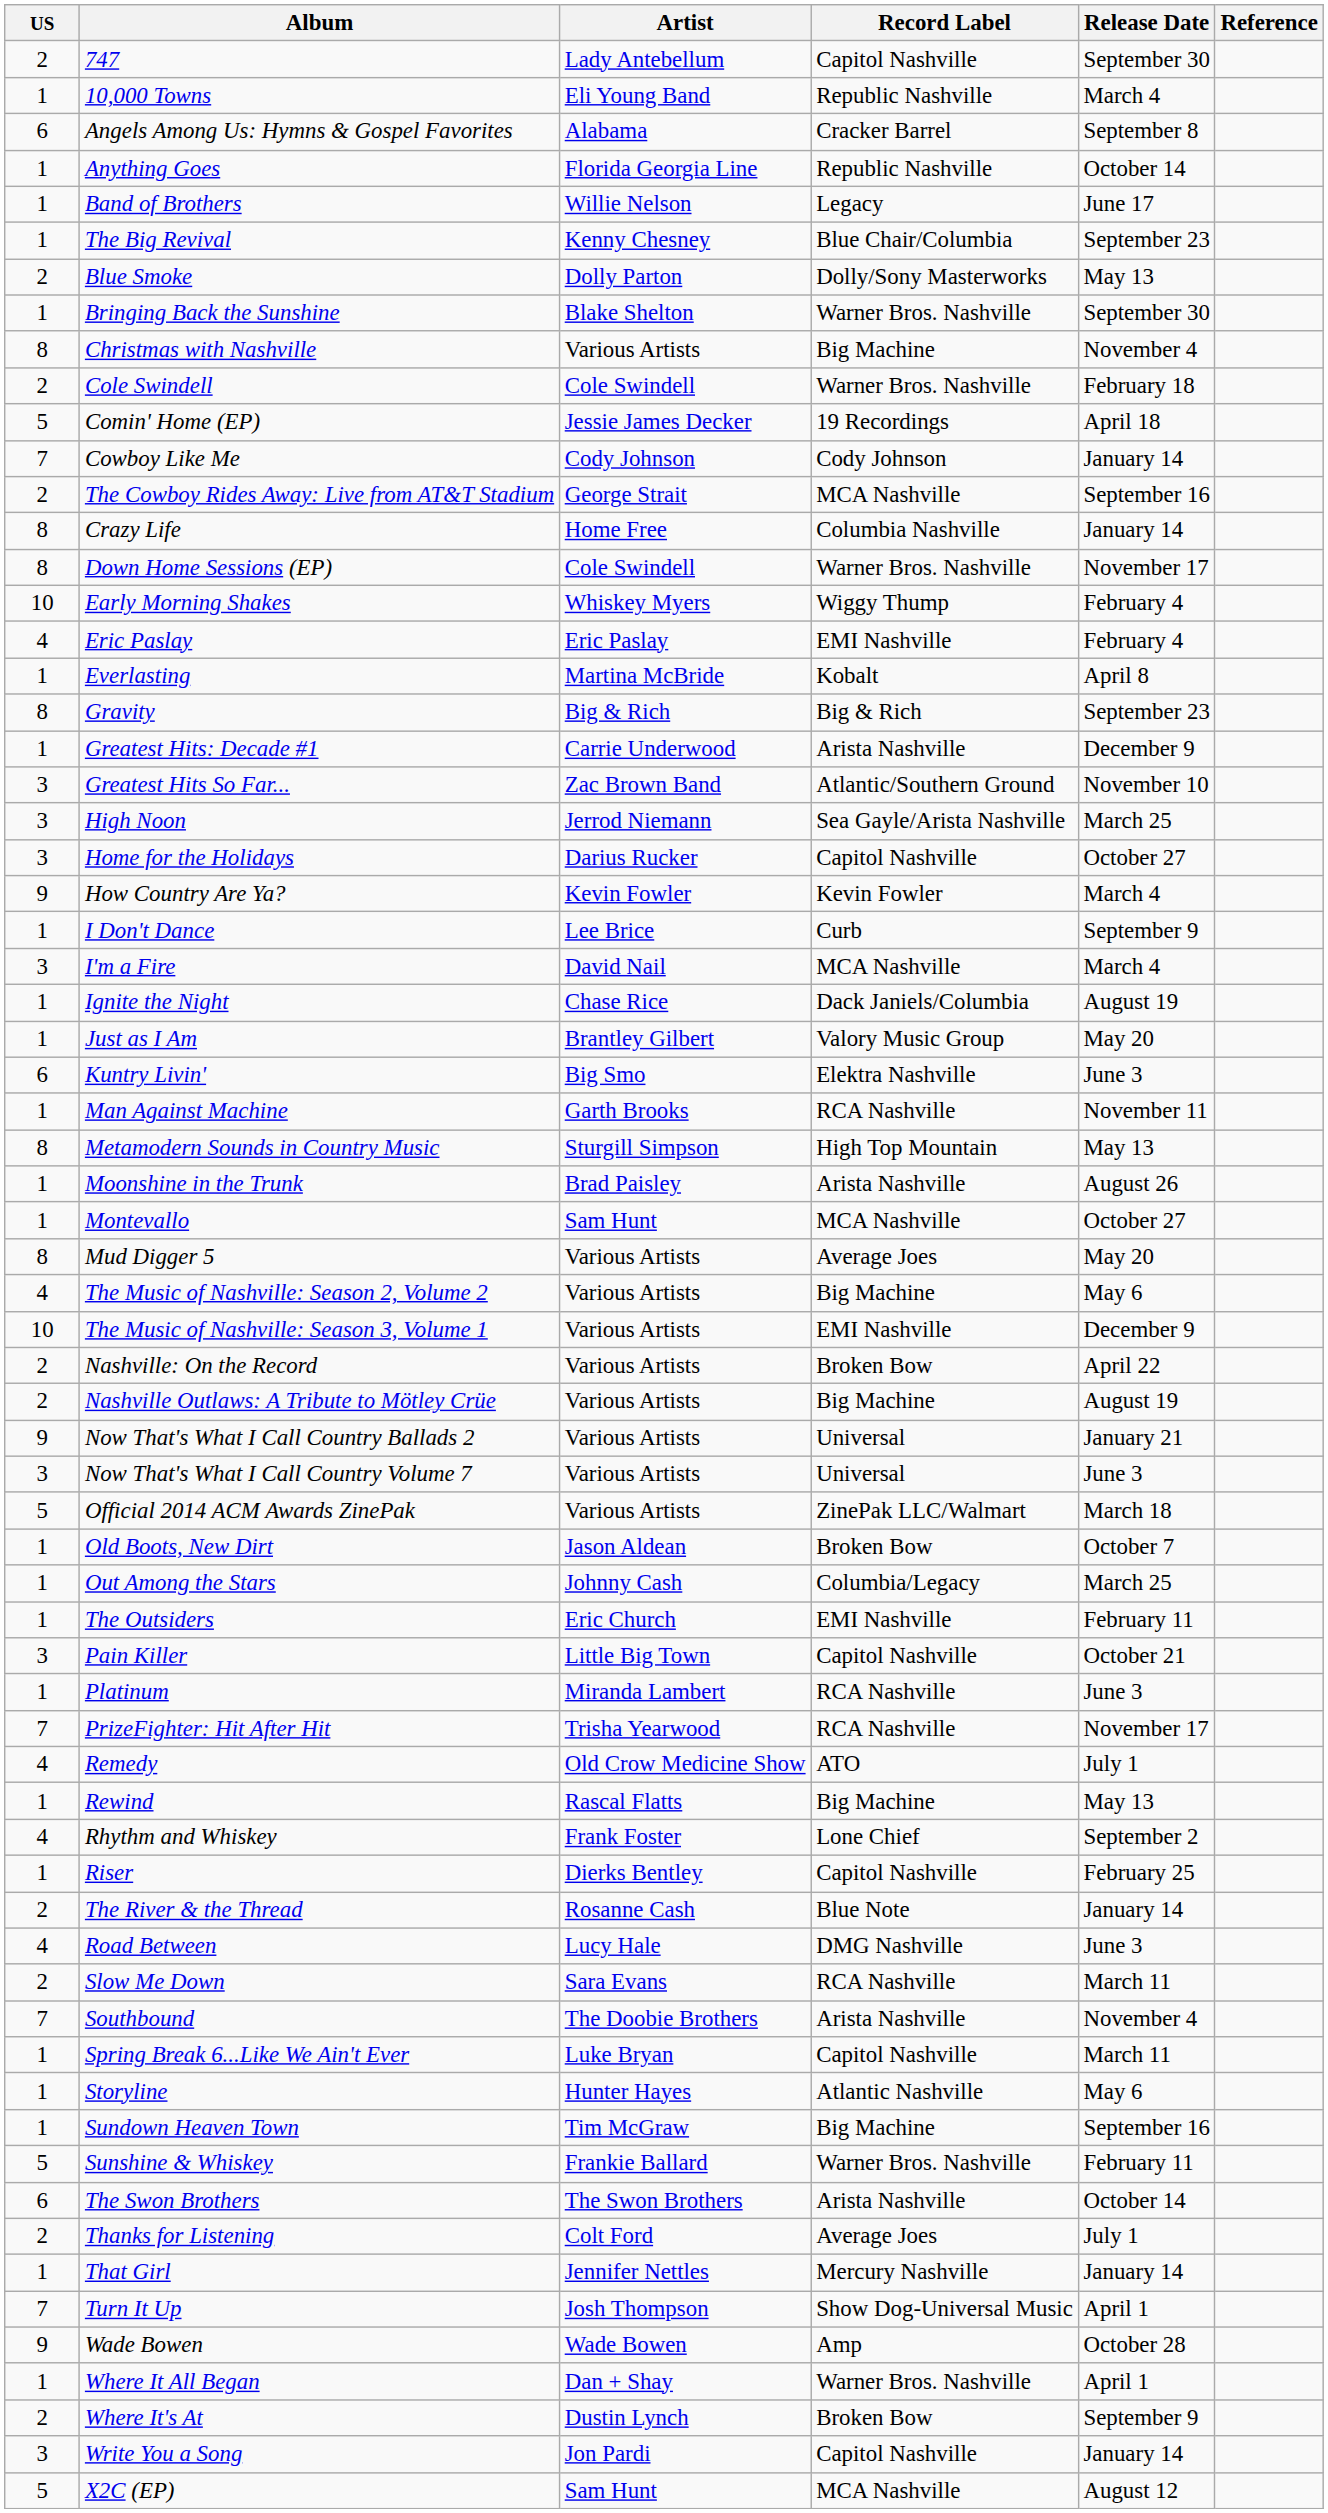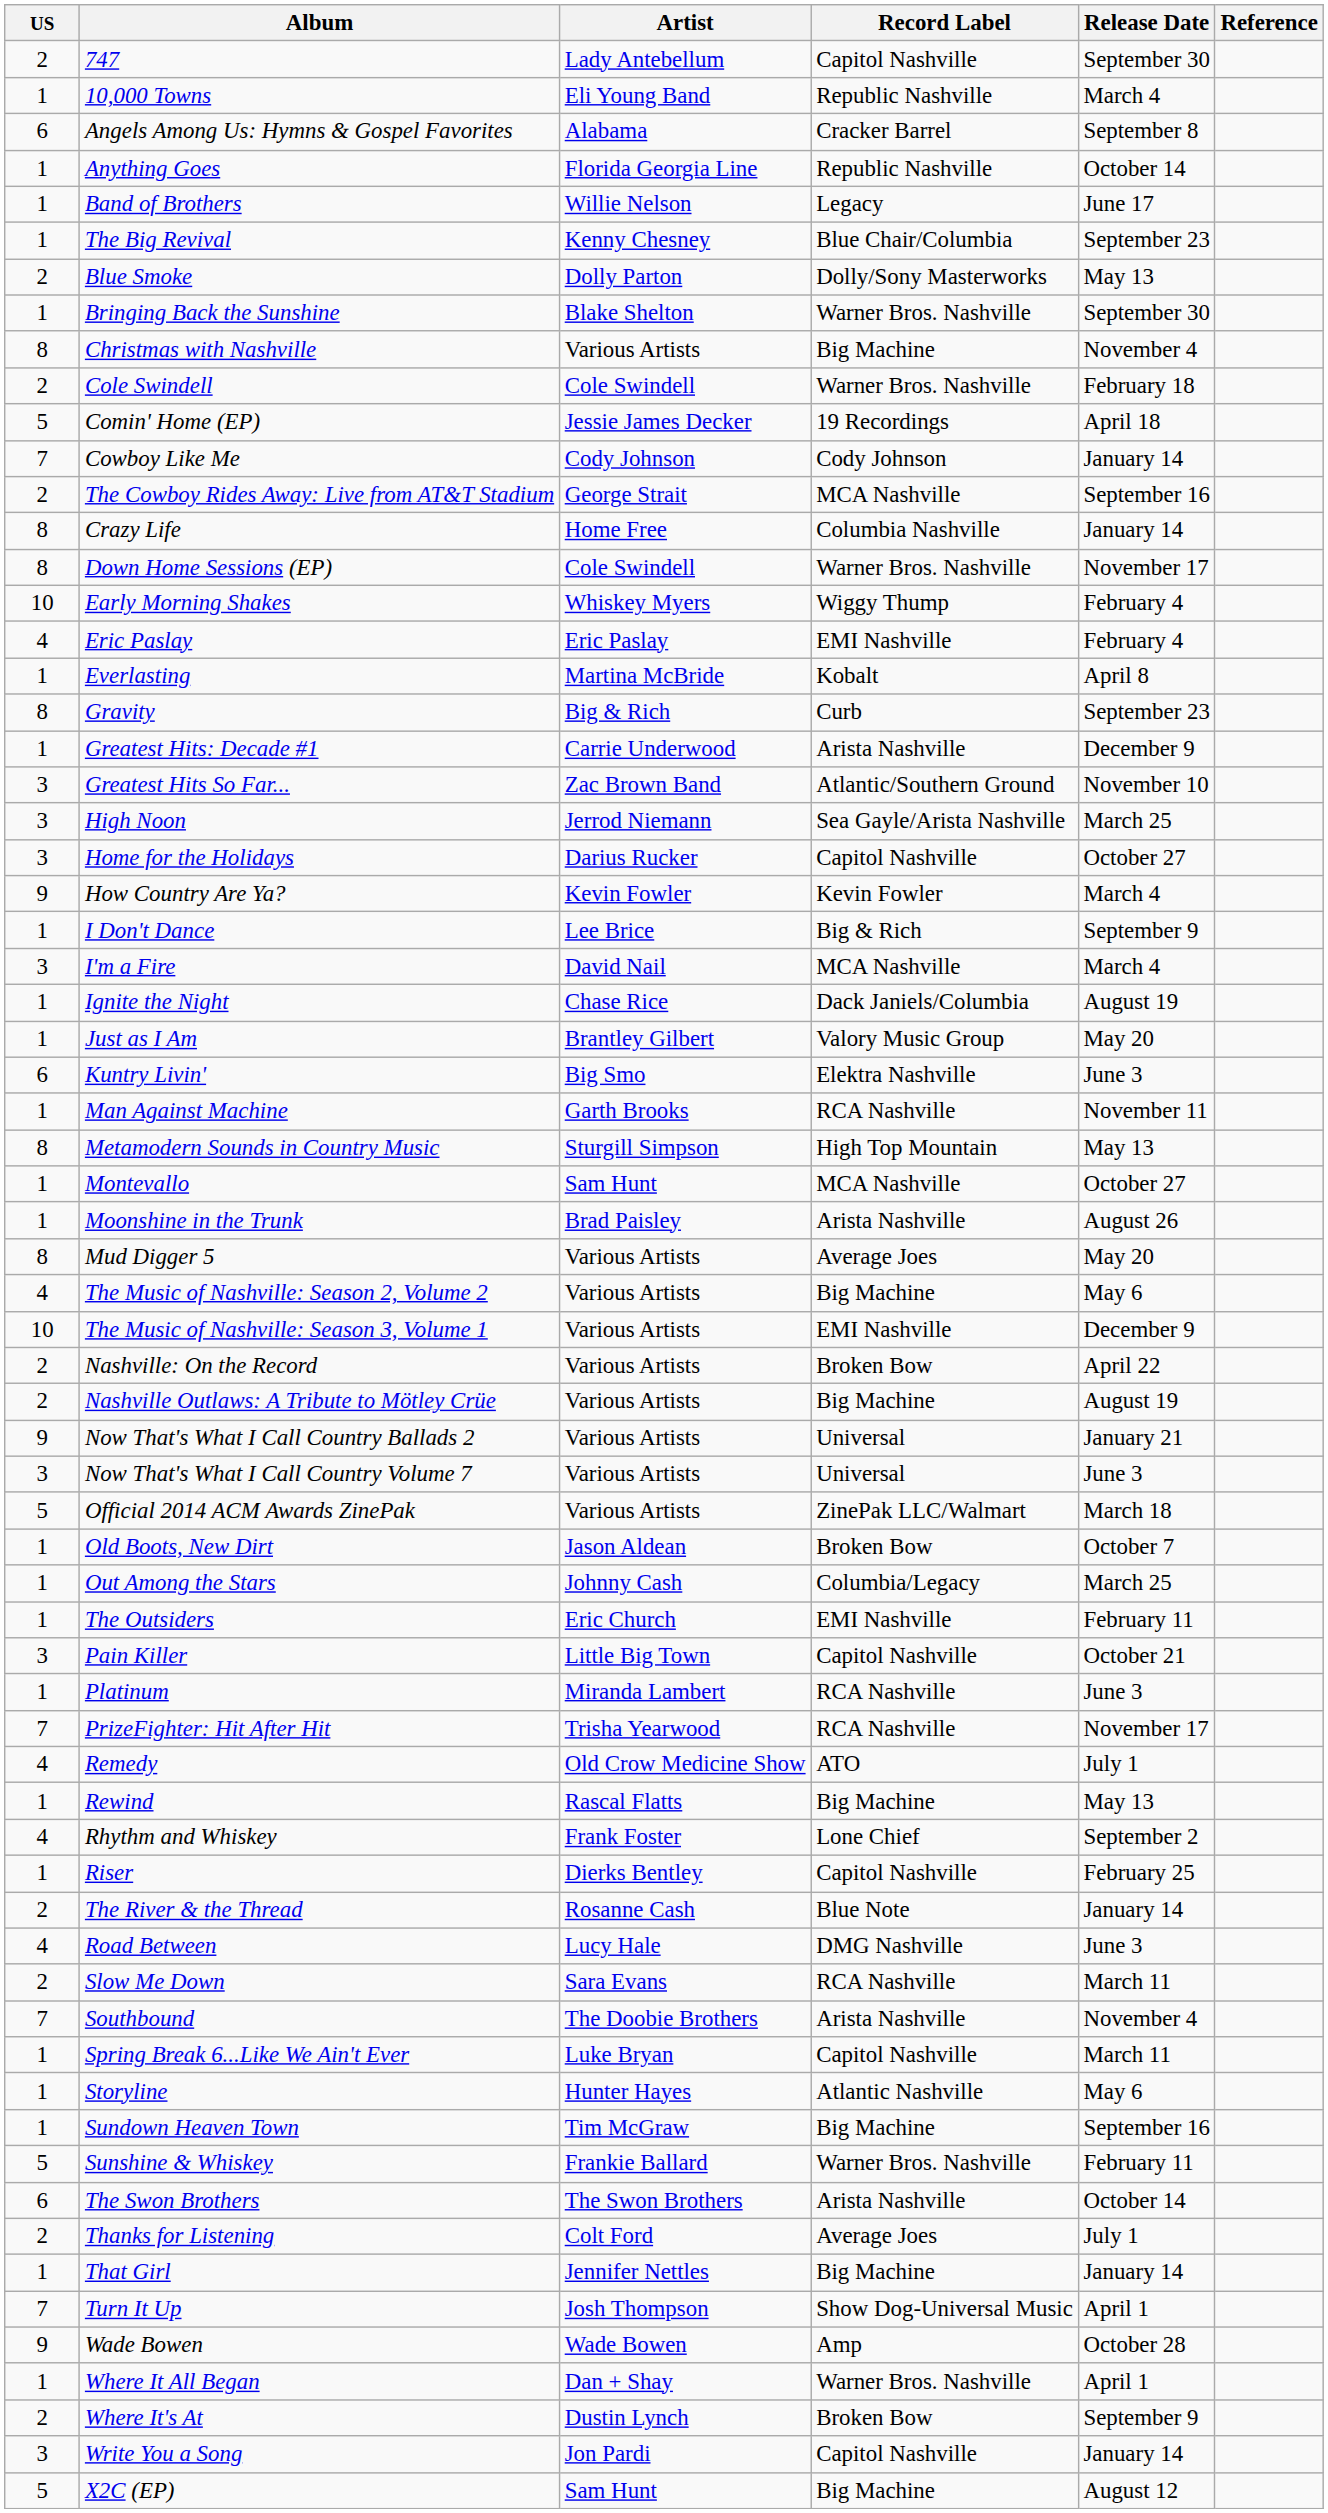(869, 712) Big & Rich -> (839, 712) Curb
(839, 929) Curb -> (869, 929) Big & Rich
rows swapped: (137, 1220) <-> (194, 1183)
(902, 2272) Mercury Nashville -> (876, 2272) Big Machine
(888, 2490) MCA Nashville -> (876, 2490) Big Machine
